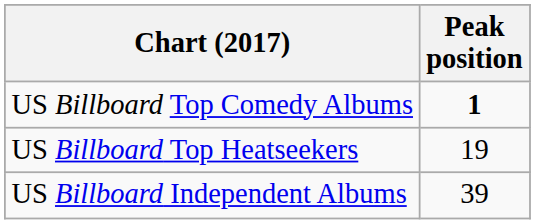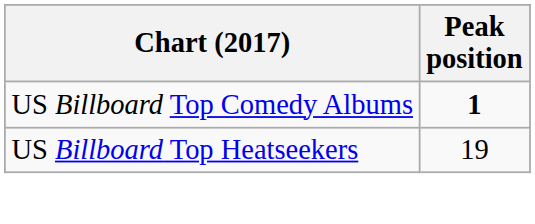- row: (209, 194)
